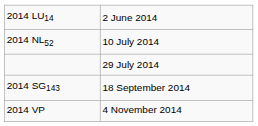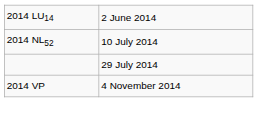- row: (33, 87)
